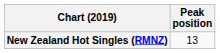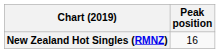(192, 40) 13 -> (192, 40) 16
